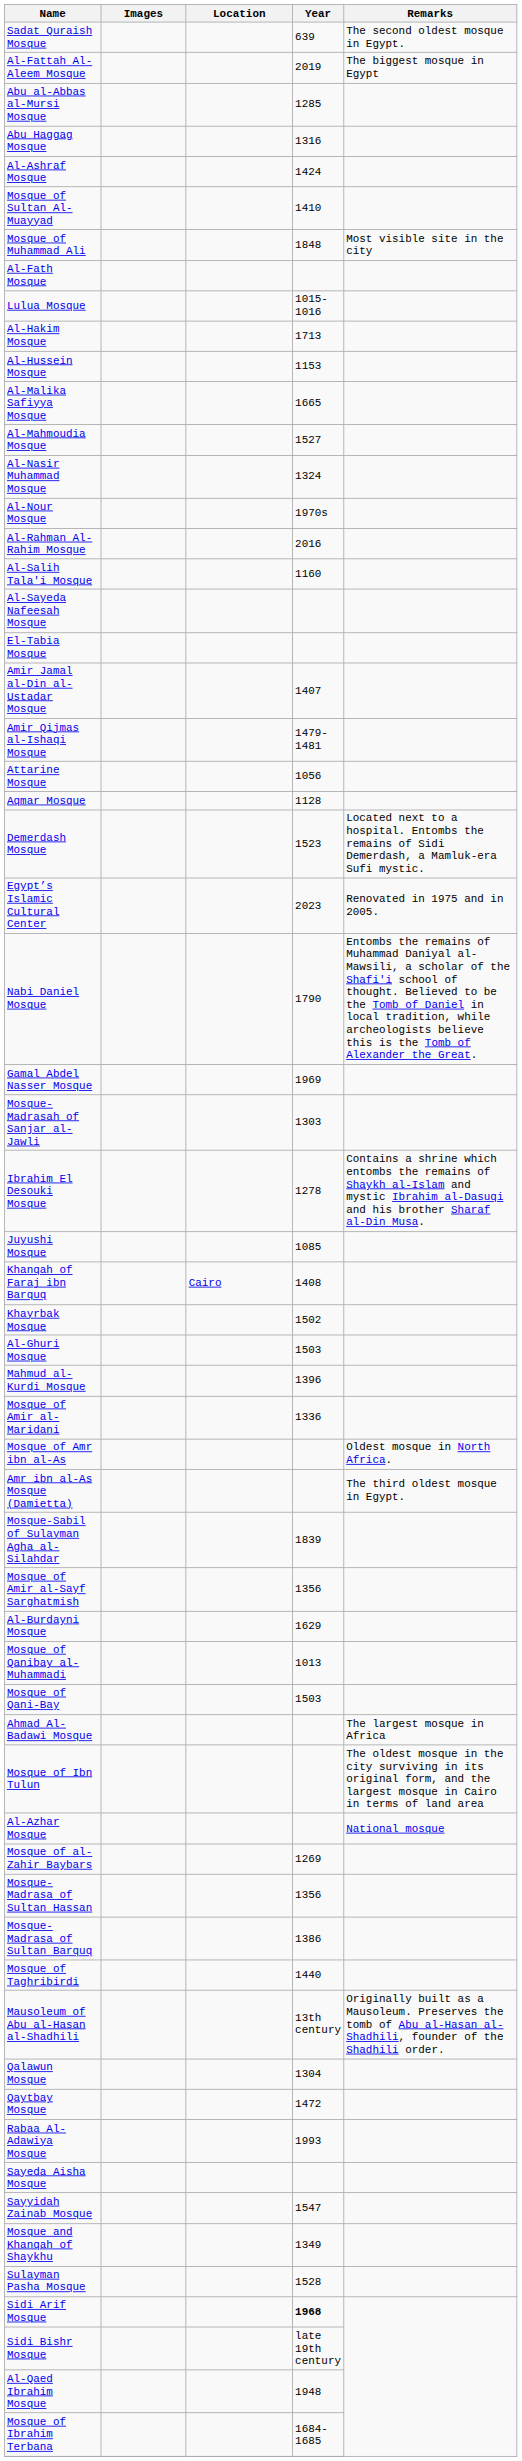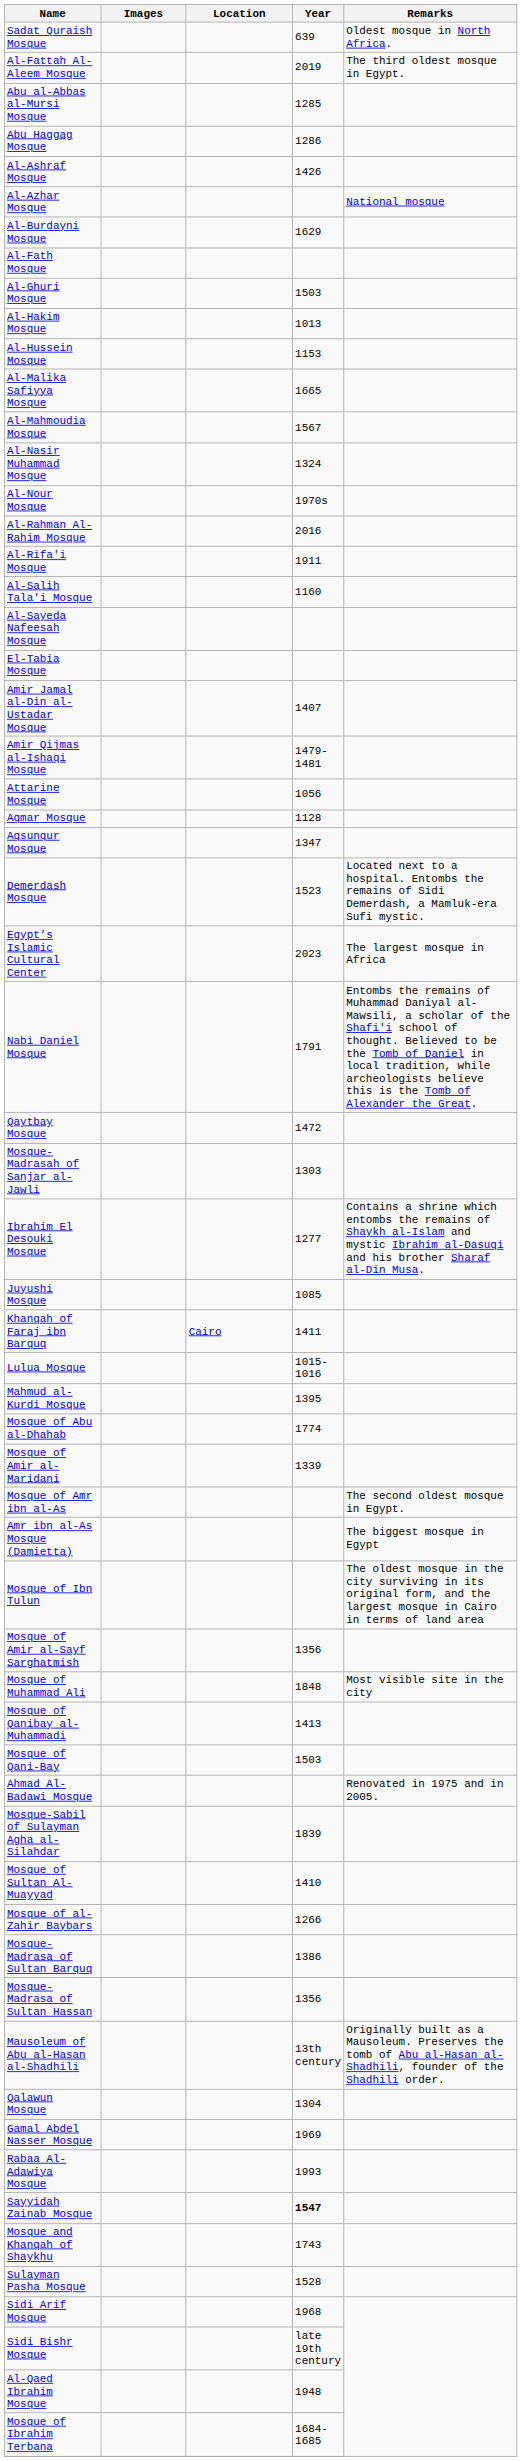(425, 37) The second oldest mosque in Egypt. -> (418, 37) Oldest mosque in North Africa.
(415, 68) The biggest mosque in Egypt -> (422, 68) The third oldest mosque in Egypt.
(308, 141) 1316 -> (308, 141) 1286
(308, 172) 1424 -> (308, 172) 1426
rows swapped: (33, 1829) <-> (40, 208)
rows swapped: (43, 1626) <-> (46, 245)
rows swapped: (33, 1350) <-> (46, 306)
(308, 336) 1713 -> (308, 324) 1013
(308, 440) 1527 -> (308, 427) 1567
+ row: (37, 562)
+ row: (33, 843)
(425, 906) Renovated in 1975 and in 2005. -> (415, 954) The largest mosque in Africa
(308, 999) 1790 -> (308, 1047) 1791
rows swapped: (50, 1080) <-> (30, 2104)
(308, 1191) 1278 -> (308, 1239) 1277
(308, 1283) 1408 -> (308, 1331) 1411
- row: (33, 1320)
(308, 1381) 1396 -> (308, 1399) 1395
+ row: (50, 1429)
(308, 1417) 1336 -> (308, 1466) 1339
(418, 1454) Oldest mosque in North Africa. -> (425, 1502) The second oldest mosque in Egypt.
(422, 1491) The third oldest mosque in Egypt. -> (415, 1539) The biggest mosque in Egypt
rows swapped: (50, 1779) <-> (46, 1540)
(308, 1663) 1013 -> (308, 1724) 1413
(415, 1730) The largest mosque in Africa -> (425, 1791) Renovated in 1975 and in 2005.
(308, 1859) 1269 -> (308, 1920) 1266
rows swapped: (50, 1939) <-> (50, 1896)
- row: (43, 1975)
- row: (46, 2178)
(308, 2208) normal -> (308, 2208) bold
(308, 2245) 1349 -> (308, 2245) 1743
(308, 2312) bold -> (308, 2312) normal
